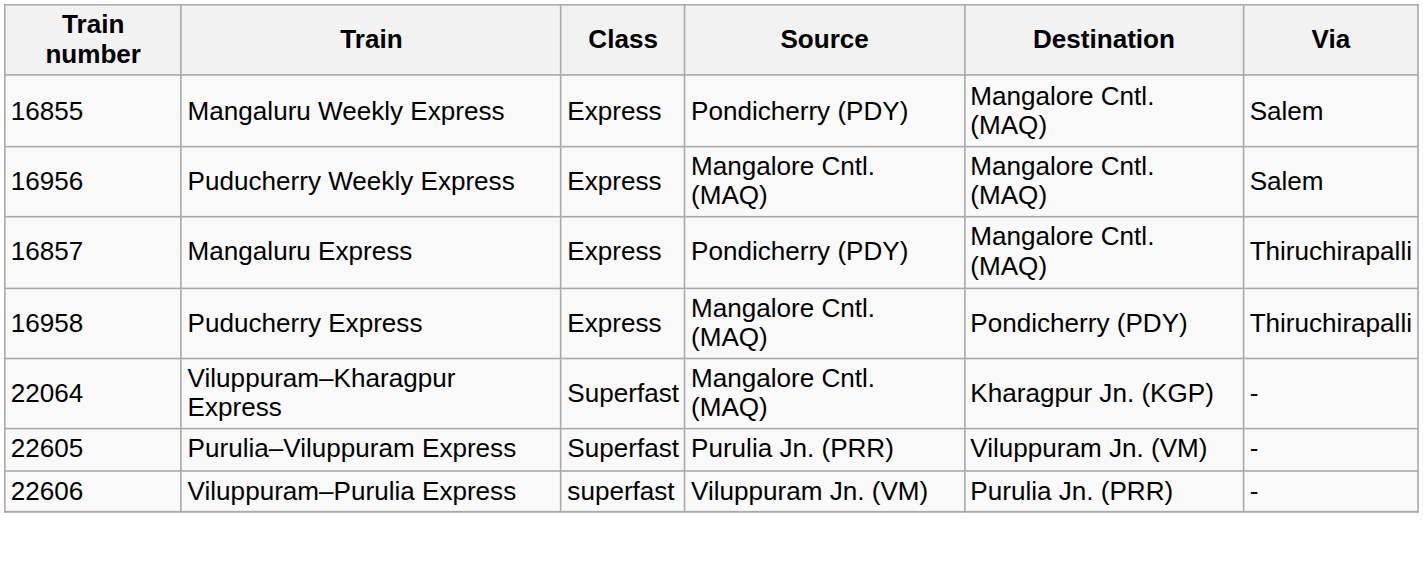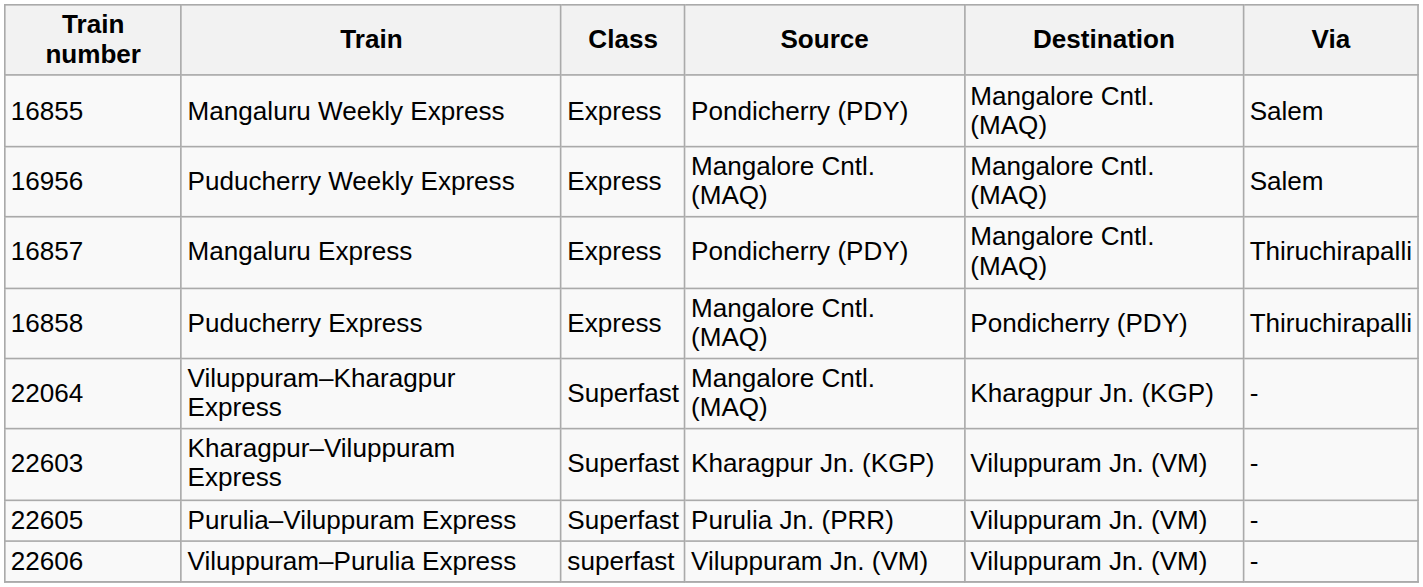(47, 322) 16958 -> (47, 322) 16858
+ row: (321, 464)
(1072, 490) Purulia Jn. (PRR) -> (1089, 561) Viluppuram Jn. (VM)
